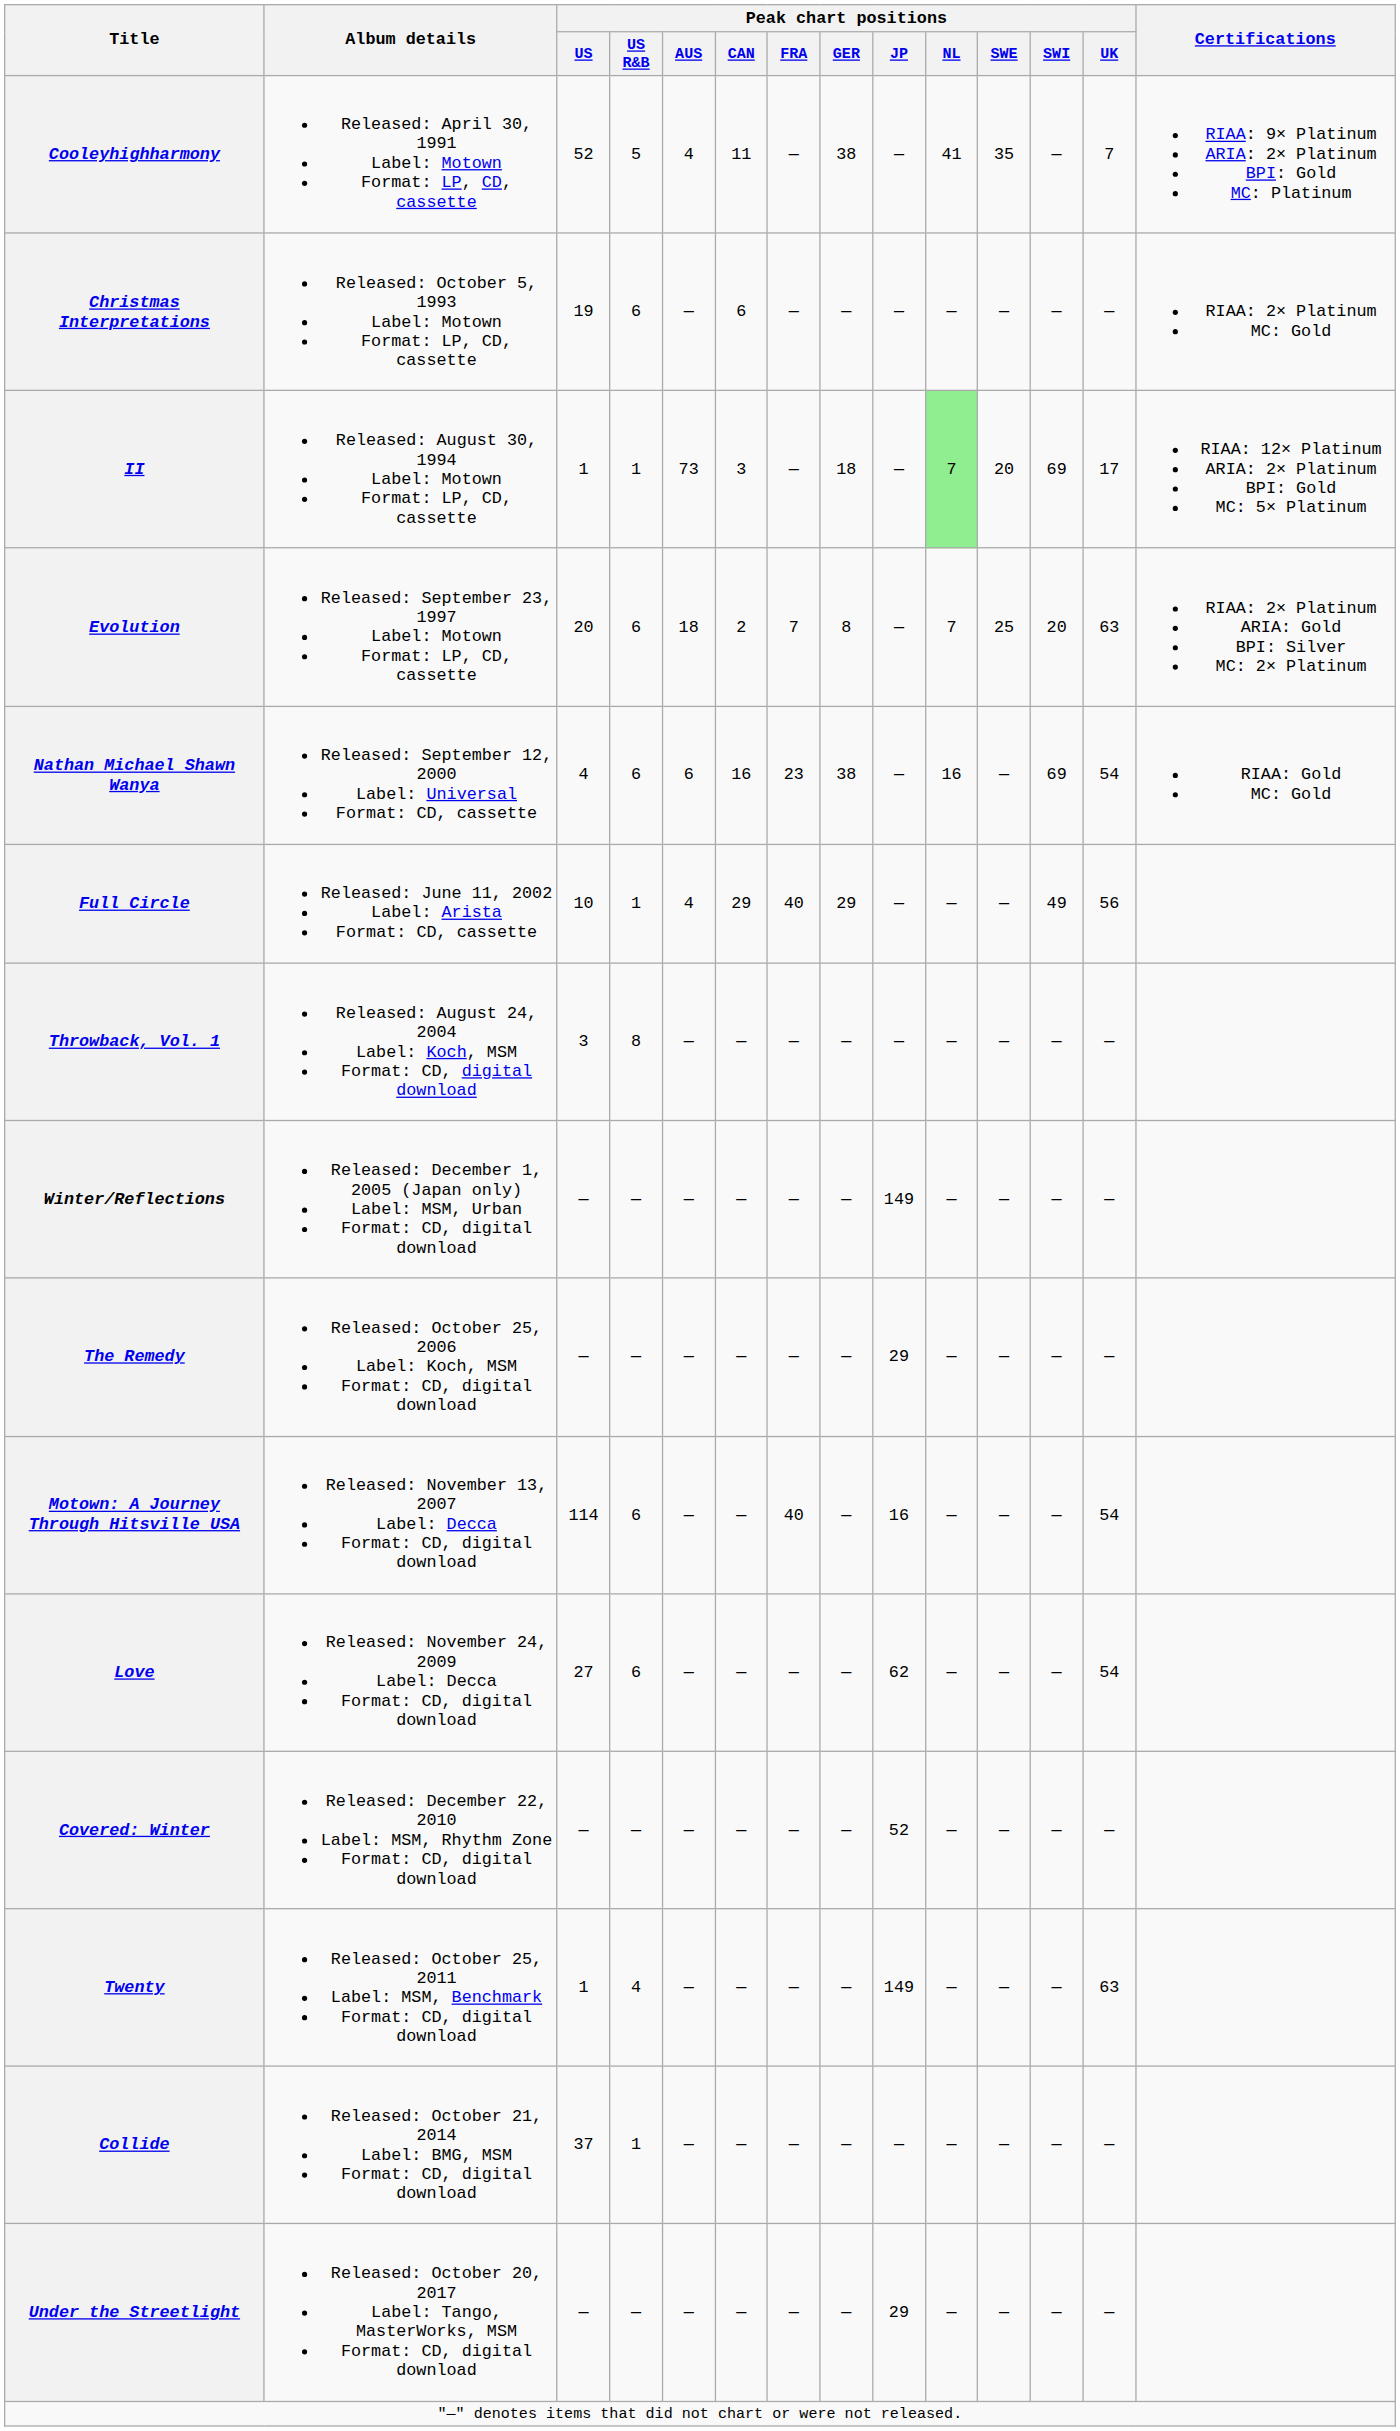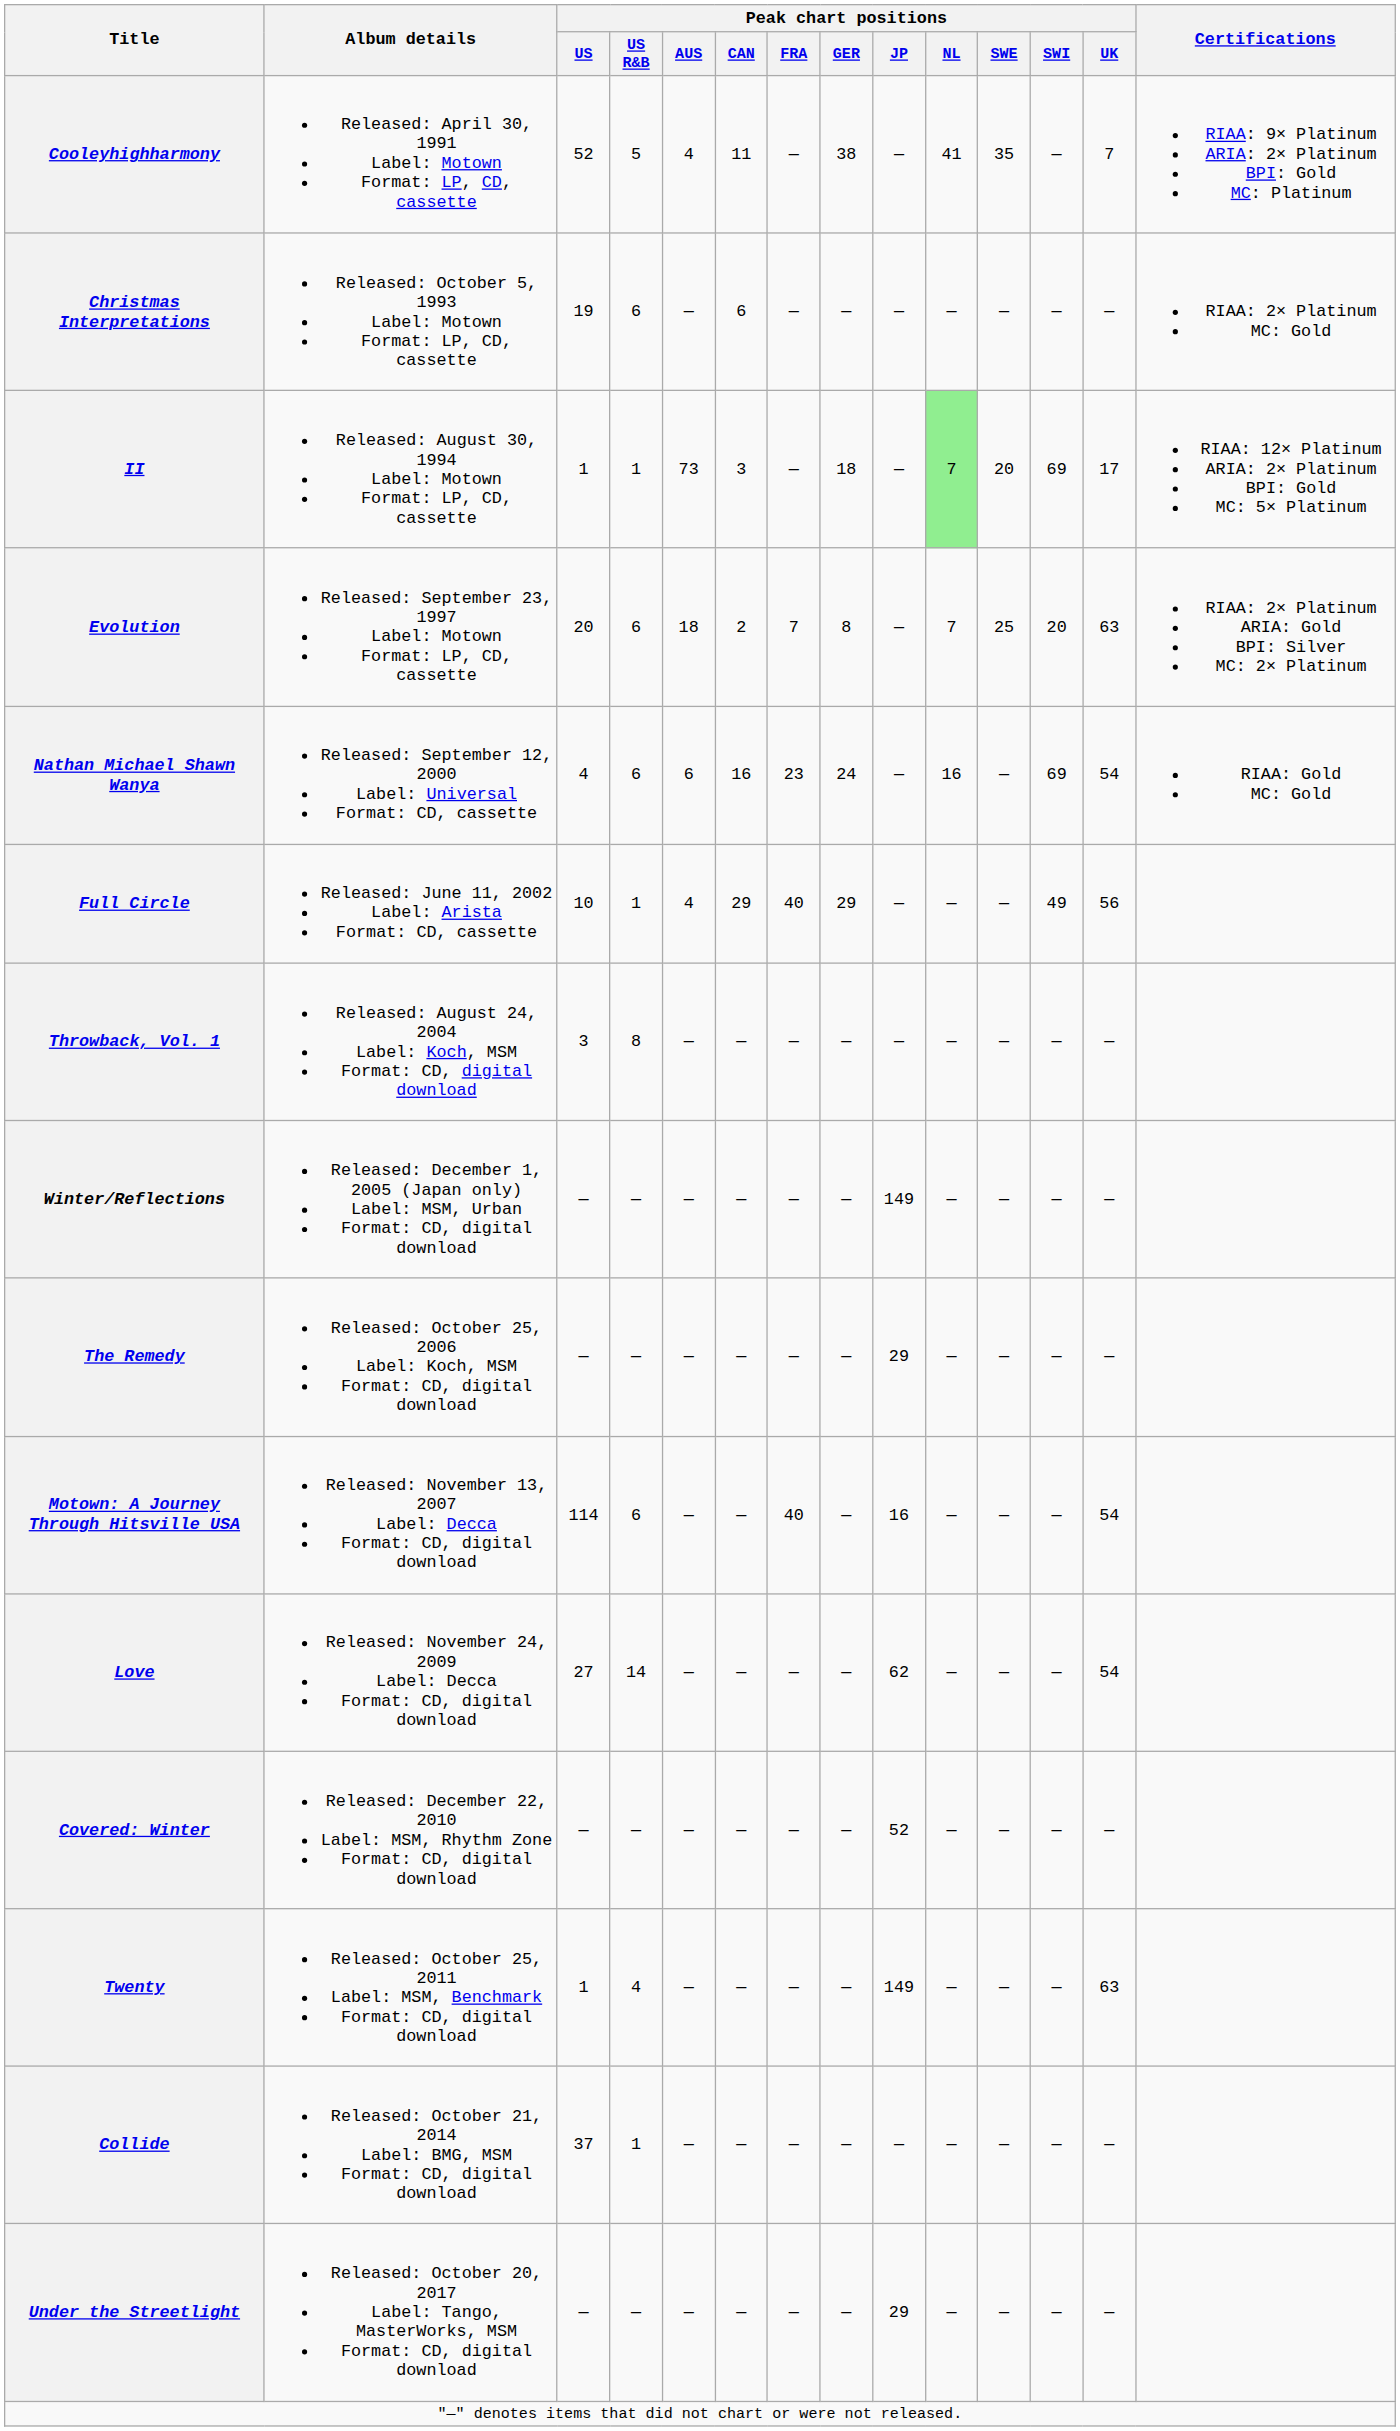(846, 775) 38 -> (846, 775) 24
(636, 1672) 6 -> (636, 1672) 14
